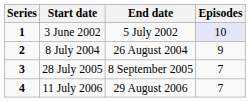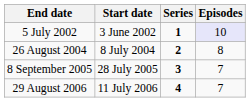columns swapped: (22, 13) <-> (151, 13)
(220, 50) 9 -> (220, 50) 8
